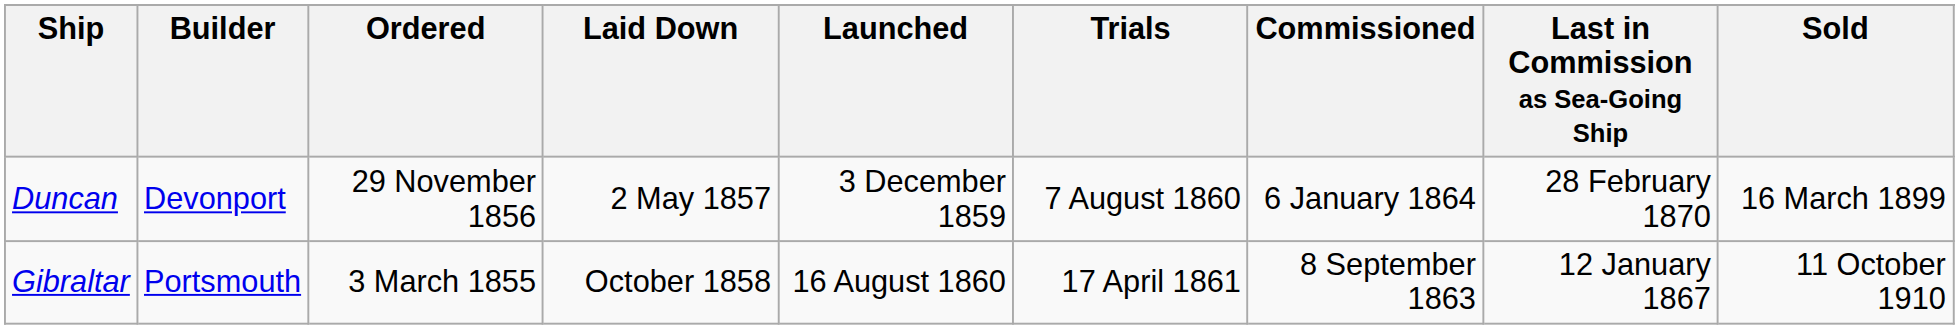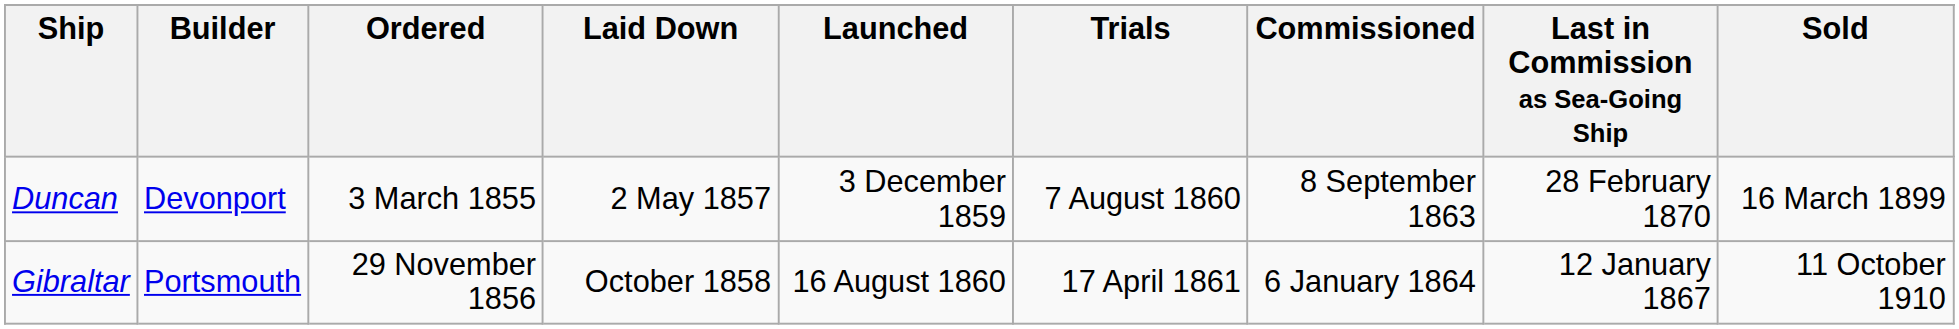(444, 198) 29 November 1856 -> (442, 198) 3 March 1855
(1370, 198) 6 January 1864 -> (1388, 198) 8 September 1863
(442, 281) 3 March 1855 -> (444, 281) 29 November 1856
(1388, 281) 8 September 1863 -> (1370, 281) 6 January 1864
